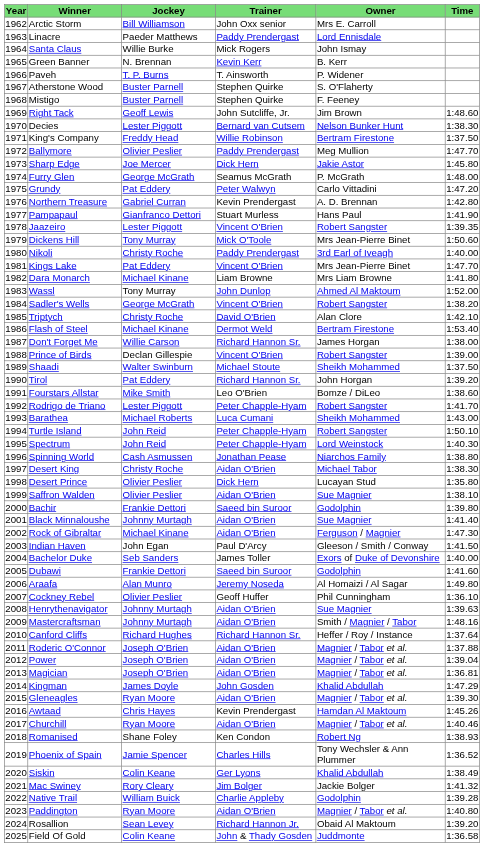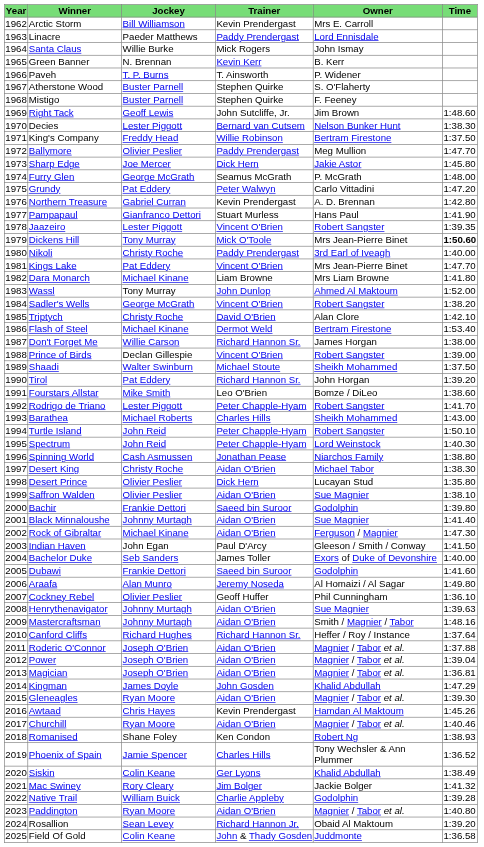(251, 23) John Oxx senior -> (256, 23) Kevin Prendergast
(462, 240) normal -> (460, 240) bold
(245, 418) Luca Cumani -> (243, 418) Charles Hills
